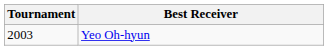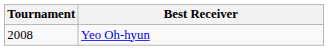(20, 34) 2003 -> (20, 34) 2008
